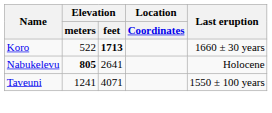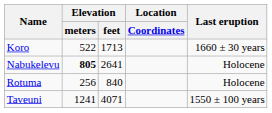(112, 47) bold -> (112, 47) normal
+ row: (24, 82)
